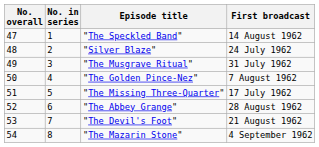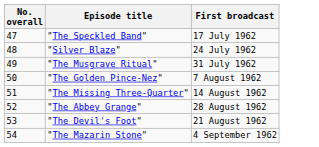- column: (63, 16)
(265, 36) 14 August 1962 -> (224, 36) 17 July 1962
(260, 92) 17 July 1962 -> (230, 92) 14 August 1962
